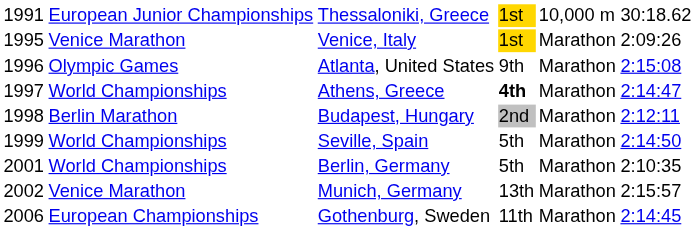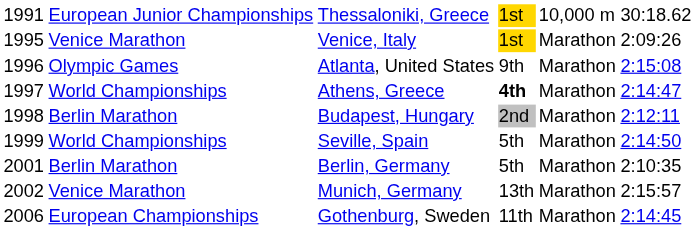(138, 166) World Championships -> (113, 166) Berlin Marathon
